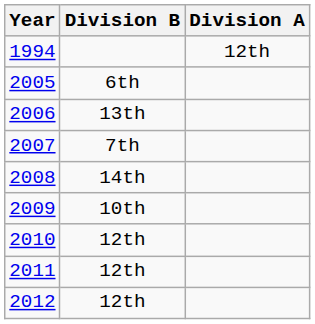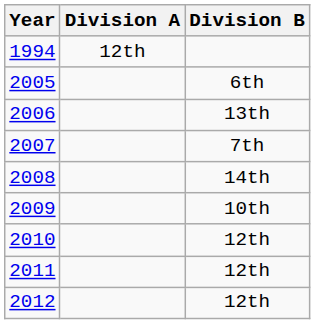columns swapped: (247, 20) <-> (122, 20)
